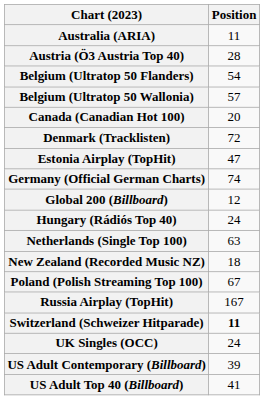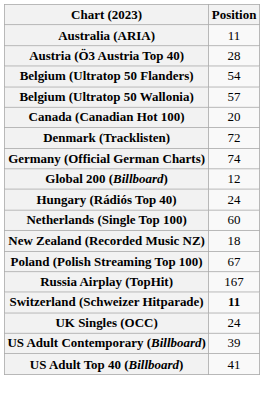- row: (107, 158)
(234, 240) 63 -> (234, 220) 60
